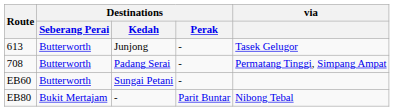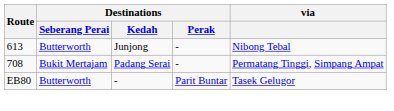(267, 47) Tasek Gelugor -> (261, 47) Nibong Tebal
(65, 64) Butterworth -> (73, 64) Bukit Mertajam
- row: (19, 81)
(73, 98) Bukit Mertajam -> (65, 81) Butterworth
(264, 98) Nibong Tebal -> (264, 81) Tasek Gelugor
